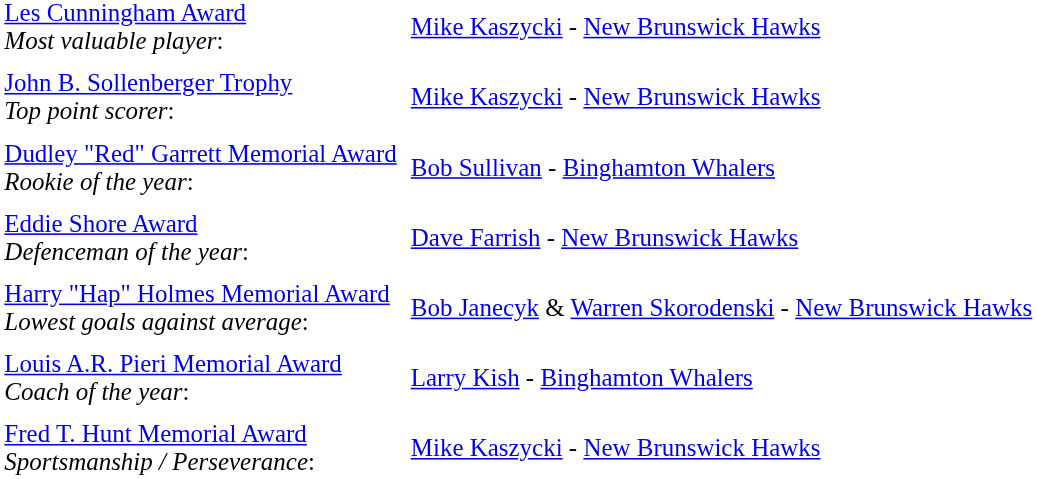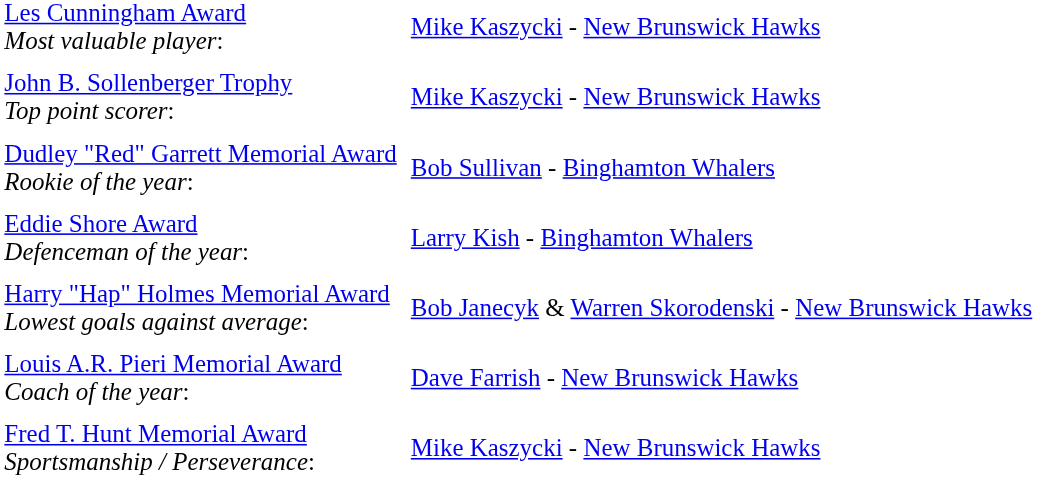(605, 237) Dave Farrish - New Brunswick Hawks -> (582, 237) Larry Kish - Binghamton Whalers
(582, 378) Larry Kish - Binghamton Whalers -> (605, 378) Dave Farrish - New Brunswick Hawks
